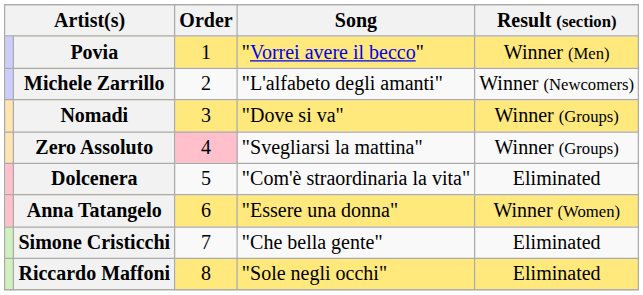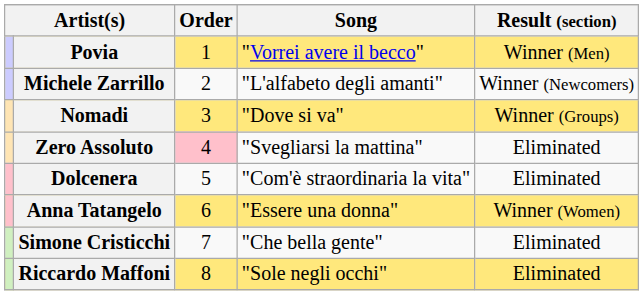(557, 147) Winner (Groups) -> (557, 147) Eliminated
